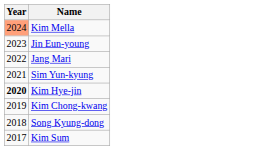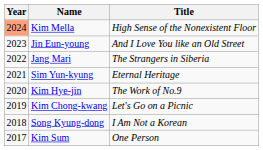+ column: (184, 12)
(17, 91) bold -> (17, 91) normal
